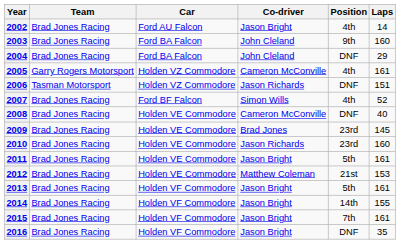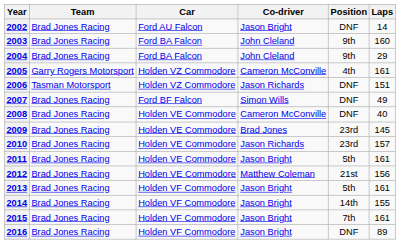(349, 27) 4th -> (349, 27) DNF
(349, 56) DNF -> (349, 56) 9th
(349, 100) 4th -> (349, 100) DNF
(382, 100) 52 -> (382, 100) 49
(382, 144) 160 -> (382, 144) 157
(382, 173) 153 -> (382, 173) 156
(382, 232) 35 -> (382, 232) 89
